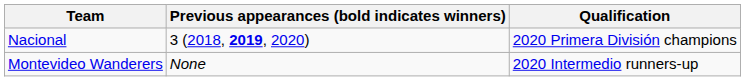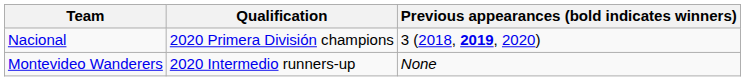columns swapped: (625, 16) <-> (338, 16)
